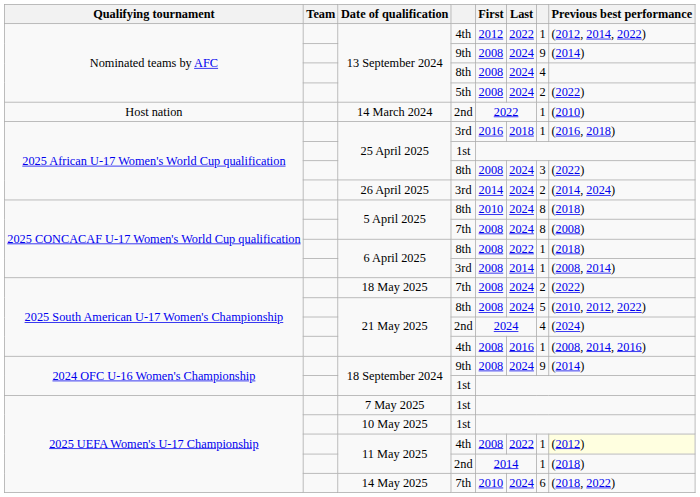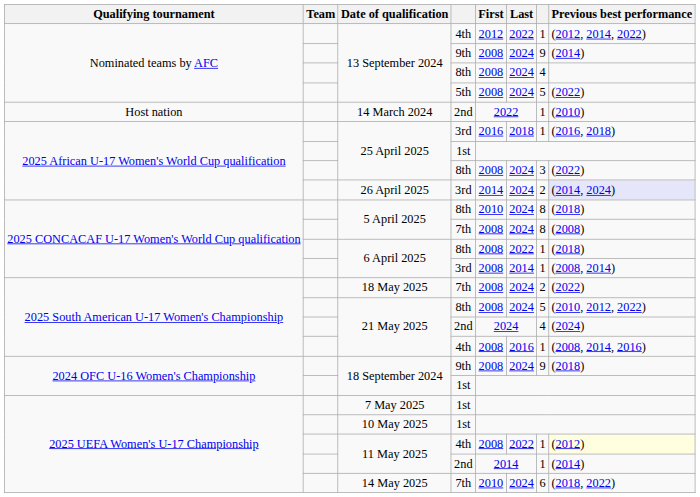(543, 92) 2 -> (543, 92) 5
(583, 190) no background -> (583, 190) lavender background
(568, 365) (2014) -> (568, 365) (2018)
(568, 463) (2018) -> (568, 463) (2014)
